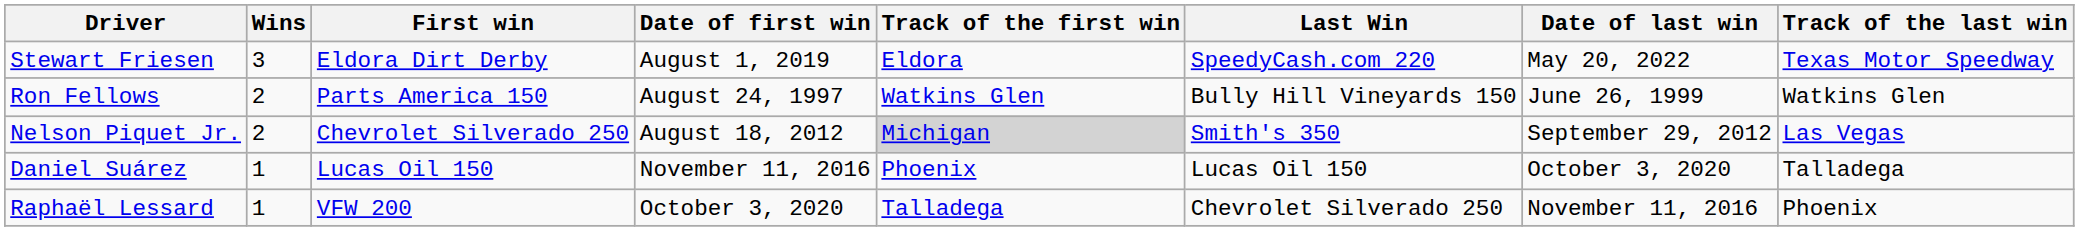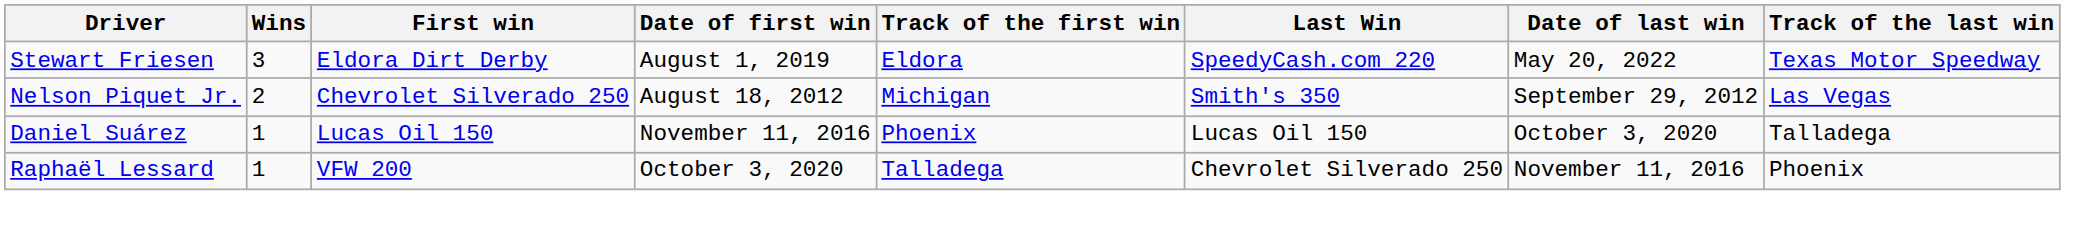- row: (85, 97)
(936, 134) lightgrey background -> (936, 97) no background
